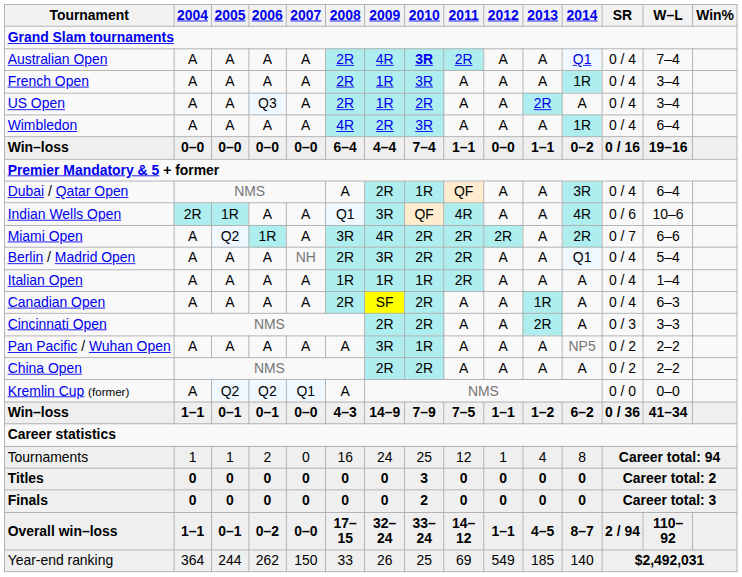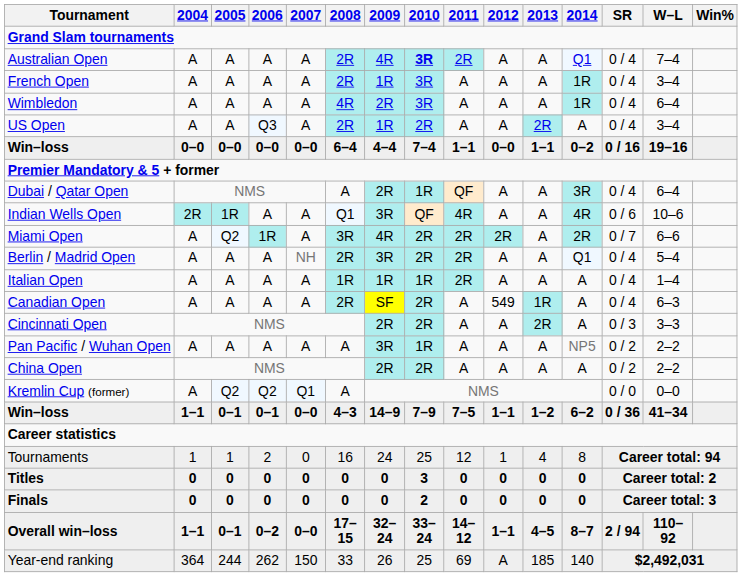rows swapped: (42, 125) <-> (36, 103)
(503, 302) A -> (503, 302) 549
(503, 561) 549 -> (503, 561) A
